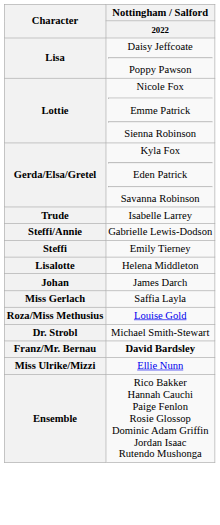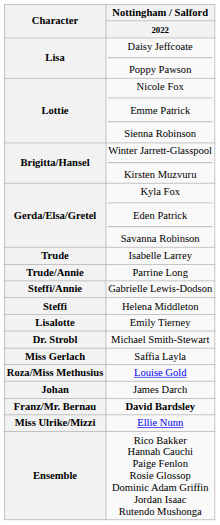+ row: (55, 163)
+ row: (55, 272)
(160, 248) Emily Tierney -> (160, 306) Helena Middleton
(160, 265) Helena Middleton -> (160, 322) Emily Tierney
rows swapped: (55, 282) <-> (55, 332)
